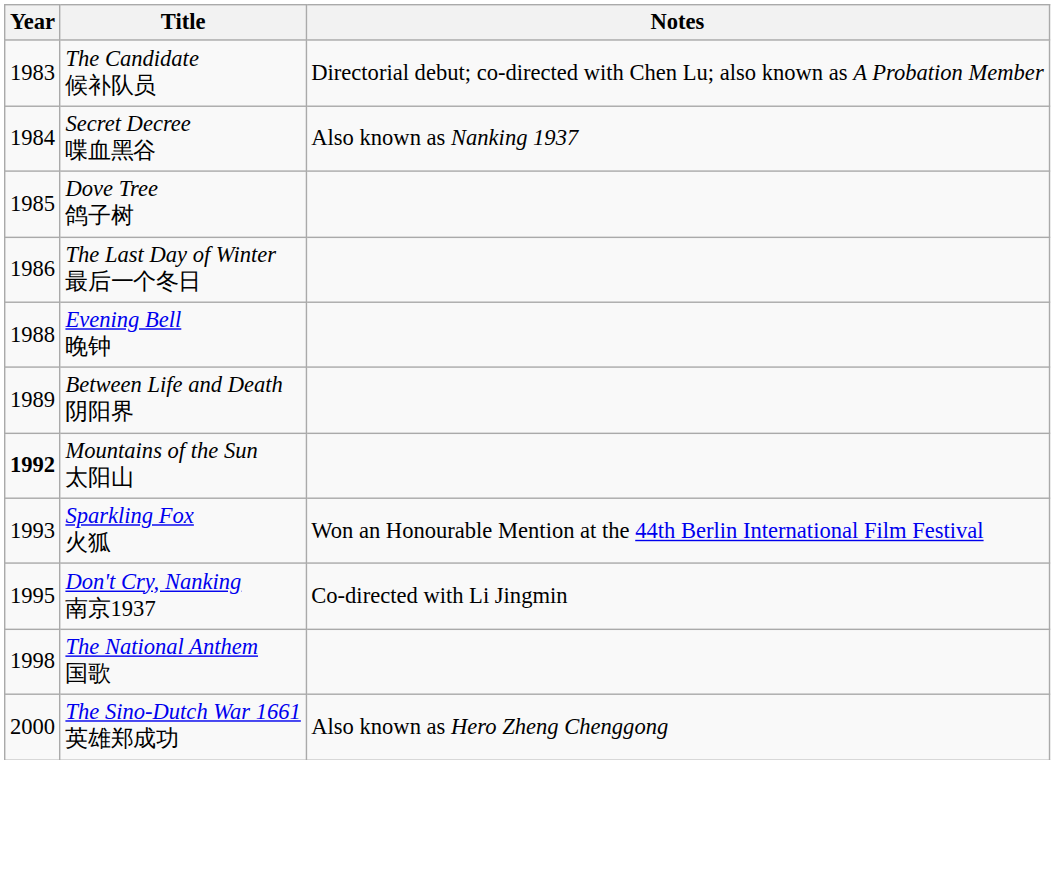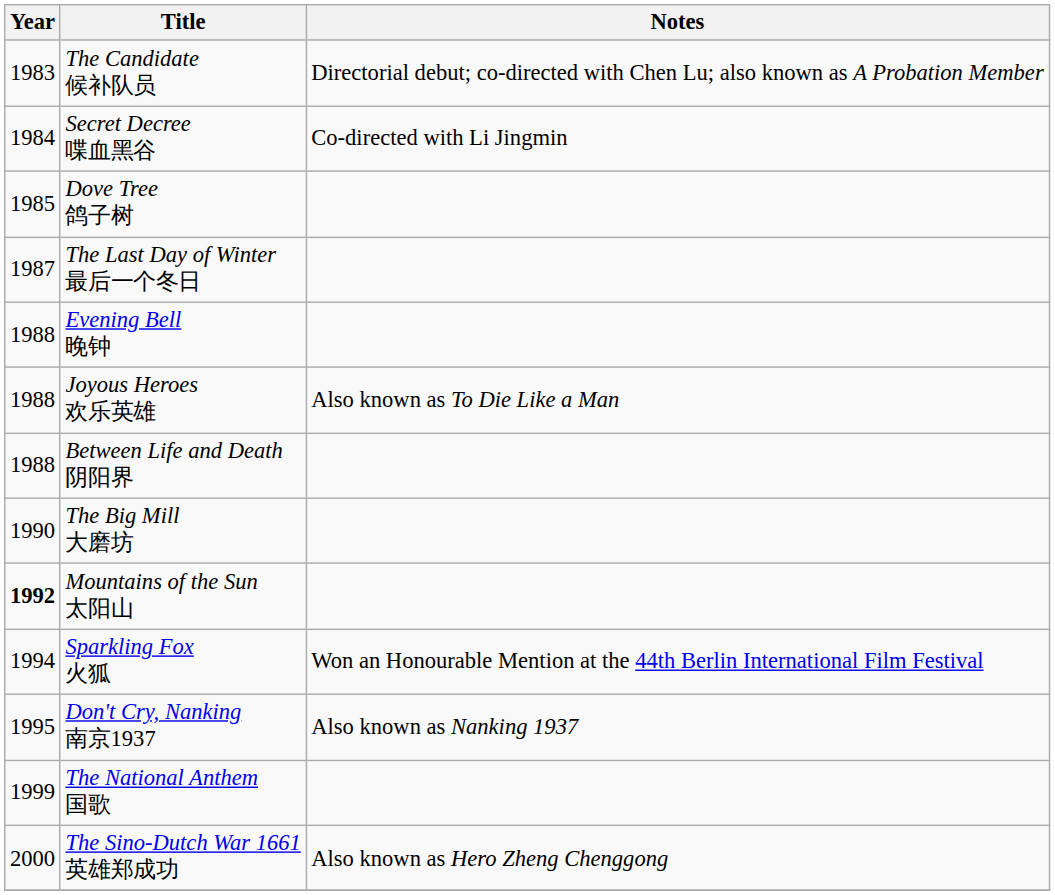(445, 138) Also known as Nanking 1937 -> (439, 138) Co-directed with Li Jingmin
(32, 269) 1986 -> (32, 269) 1987
+ row: (132, 398)
(32, 399) 1989 -> (32, 465) 1988
+ row: (122, 529)
(32, 530) 1993 -> (32, 661) 1994
(439, 596) Co-directed with Li Jingmin -> (445, 726) Also known as Nanking 1937
(32, 661) 1998 -> (32, 792) 1999
